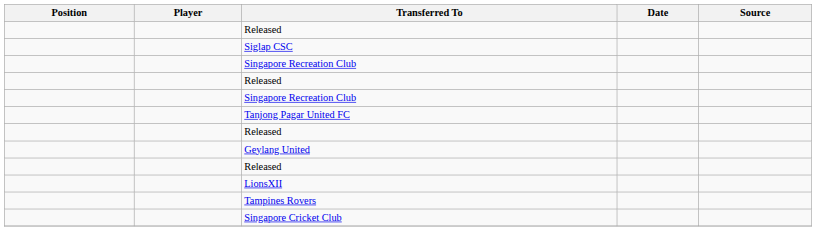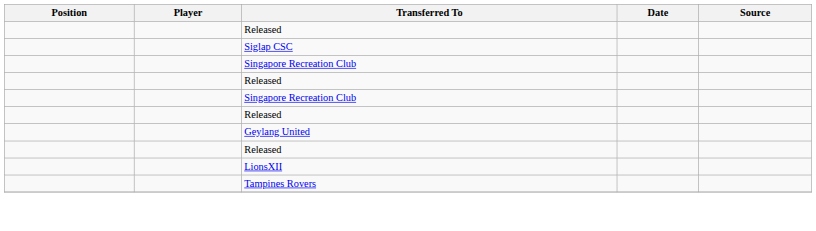- row: (69, 115)
- row: (69, 218)
